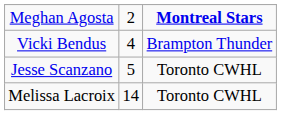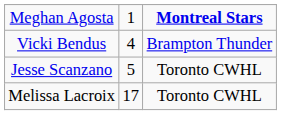(131, 17) 2 -> (131, 17) 1
(131, 95) 14 -> (131, 95) 17
